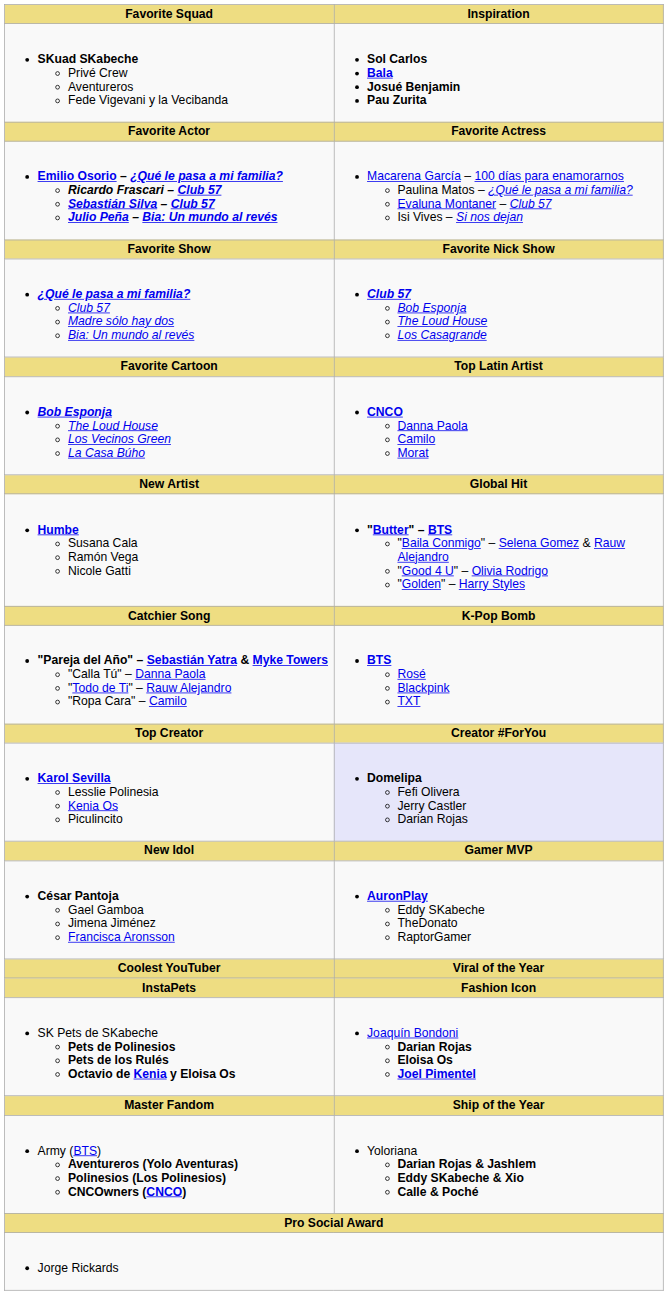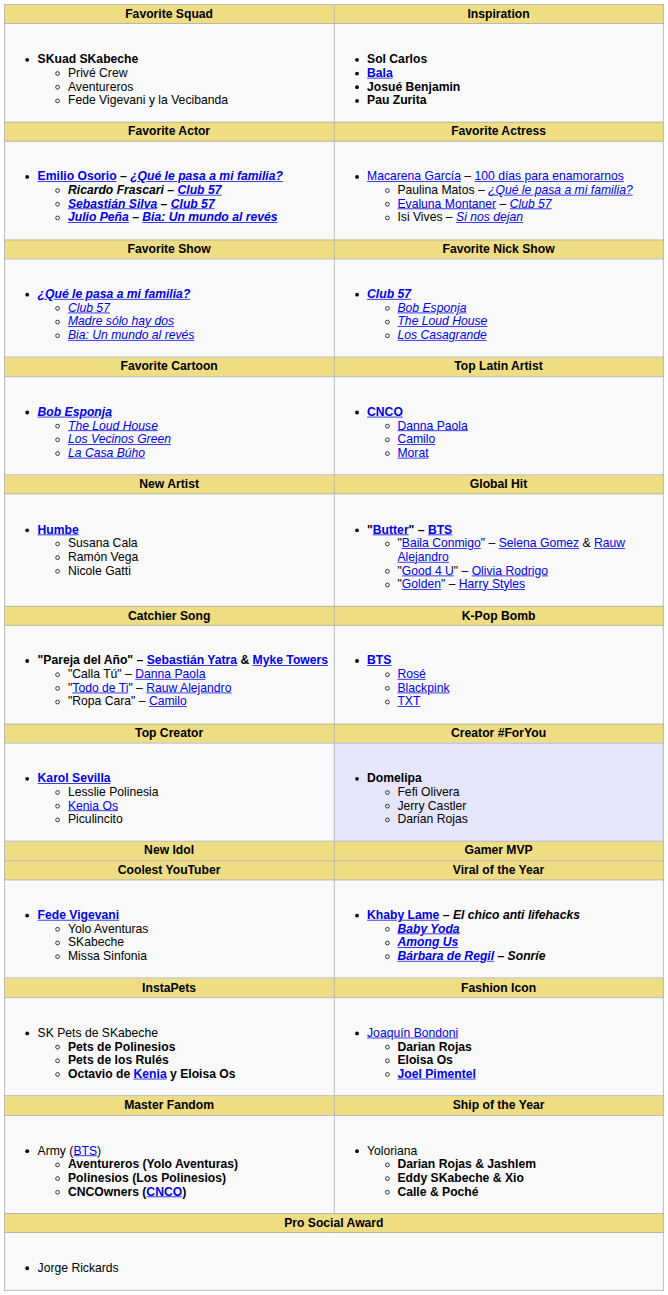- row: (169, 917)
+ row: (169, 936)
